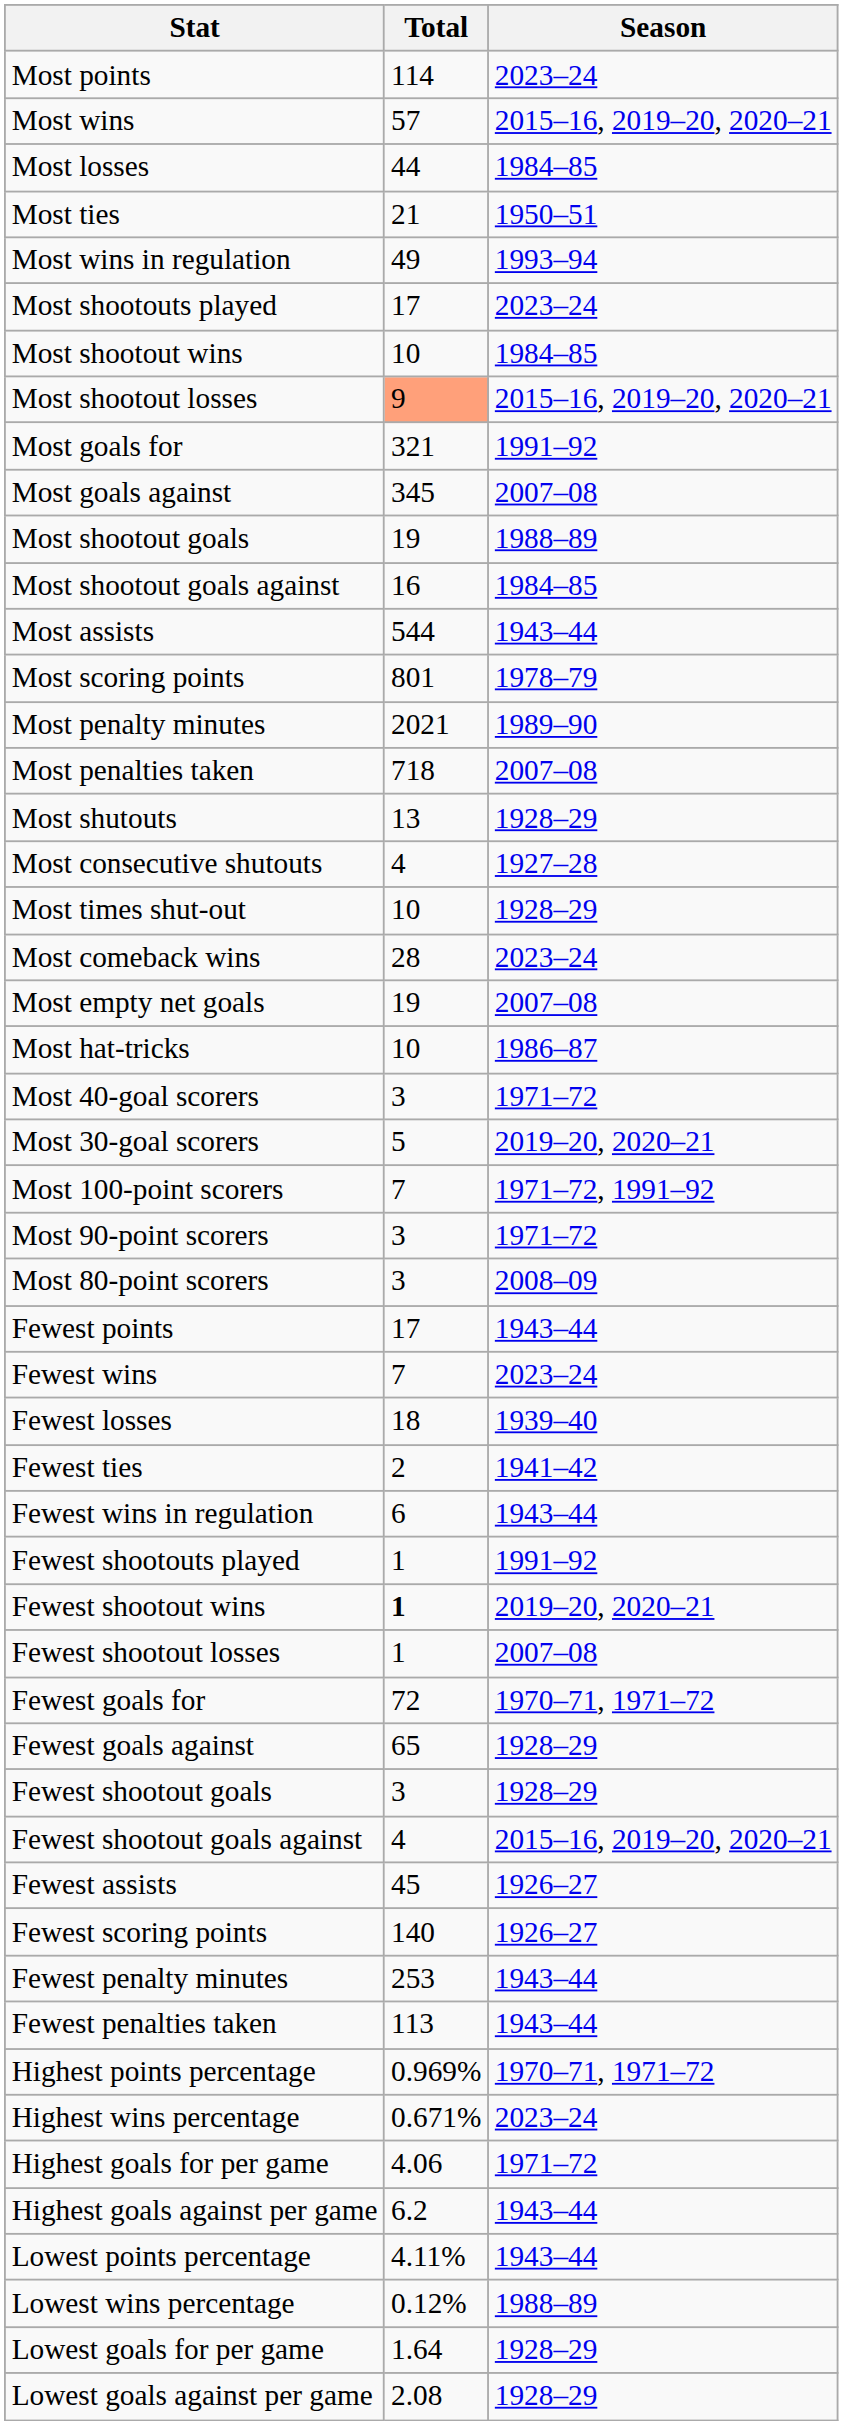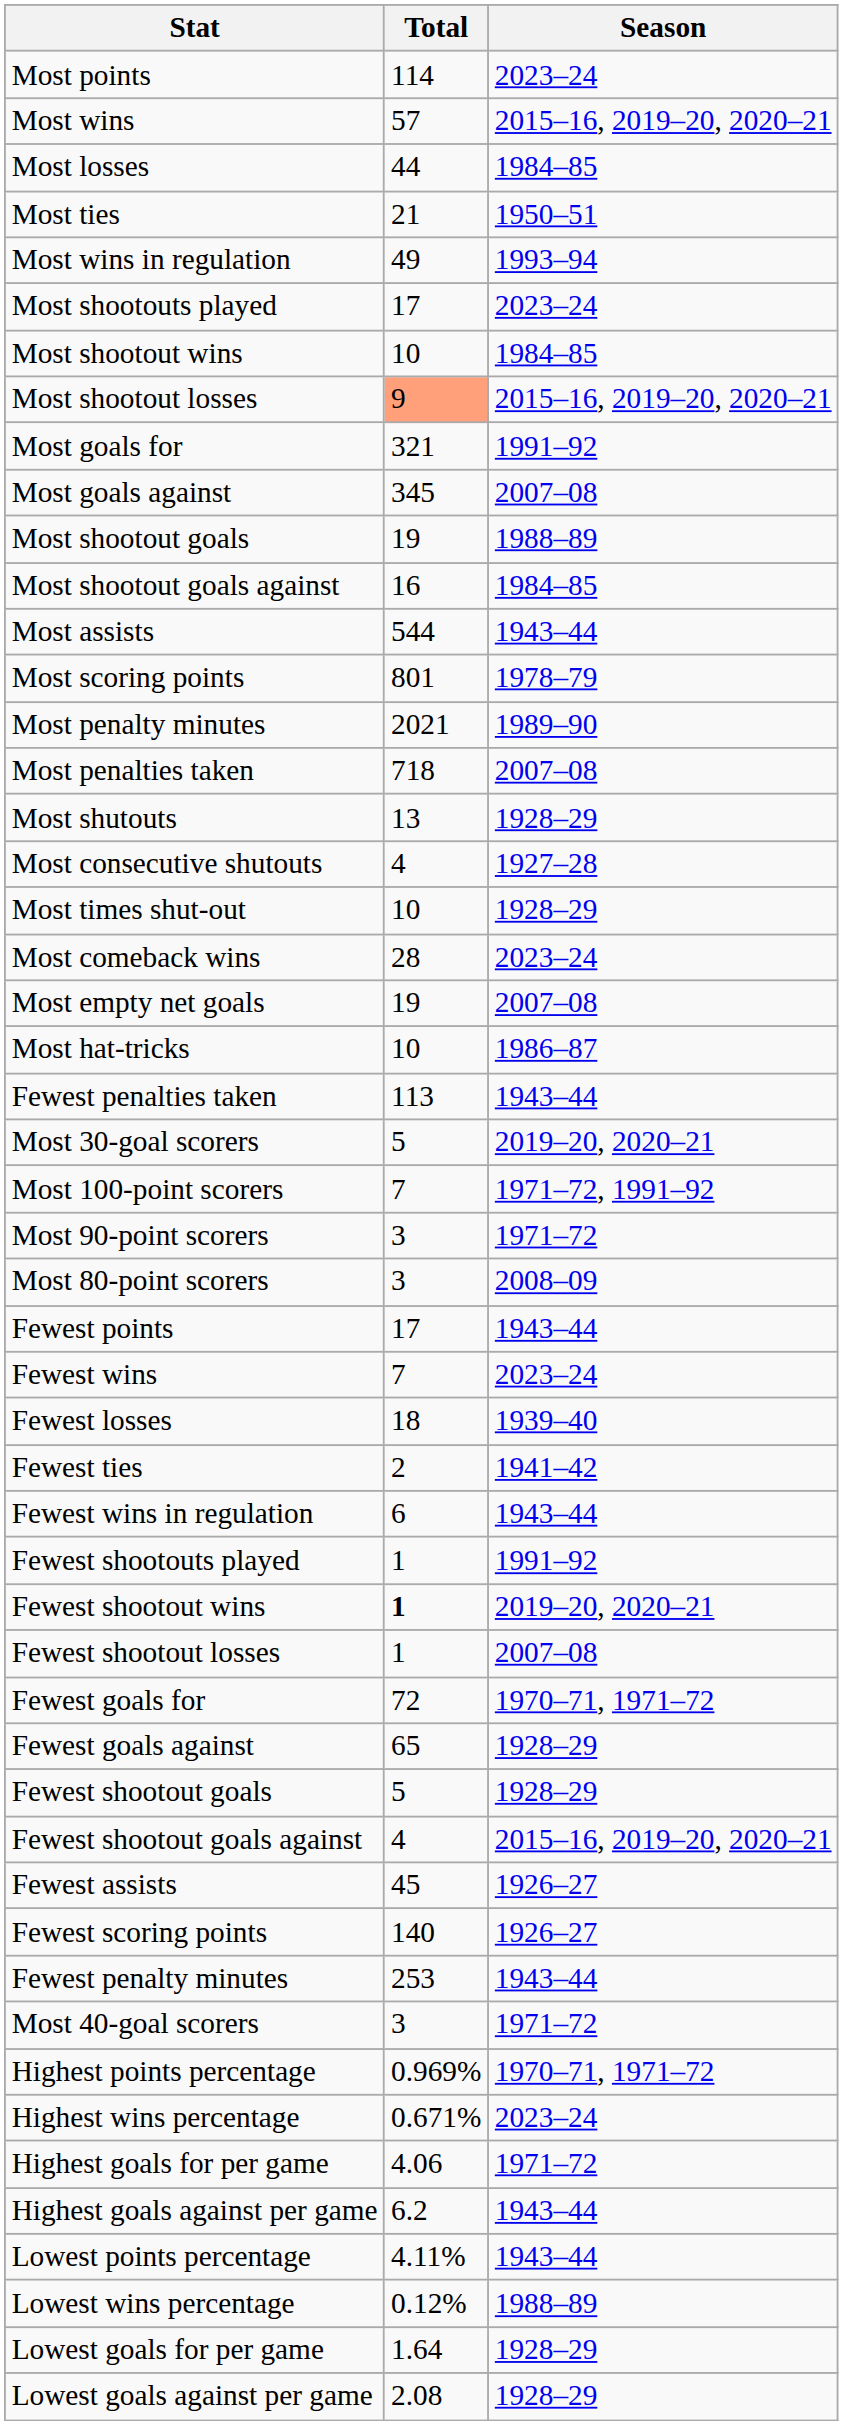rows swapped: (135, 1095) <-> (144, 2024)
(398, 1792) 3 -> (398, 1792) 5
